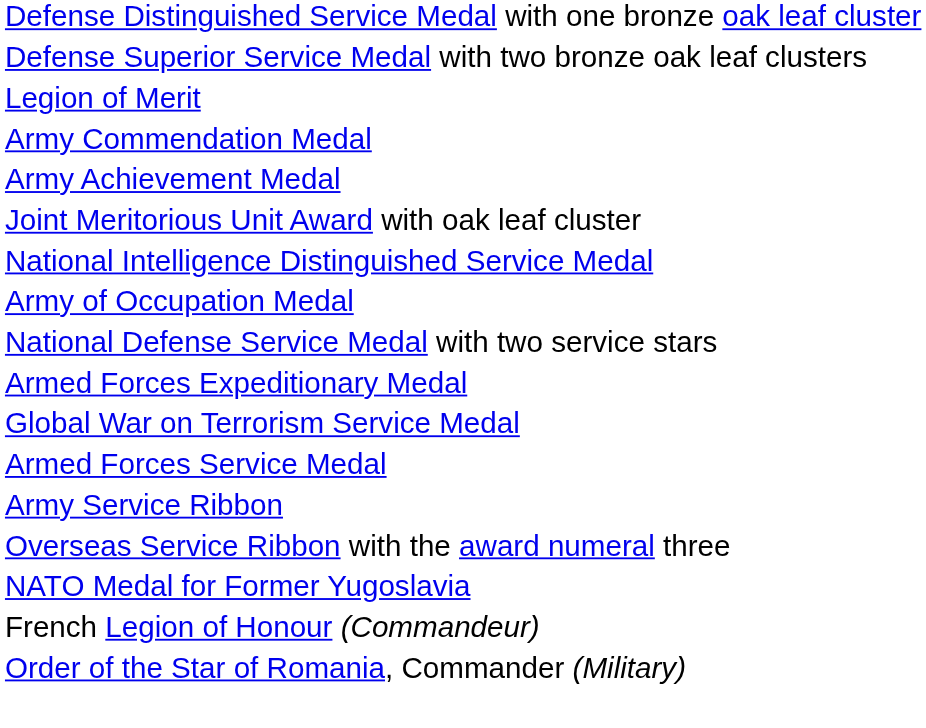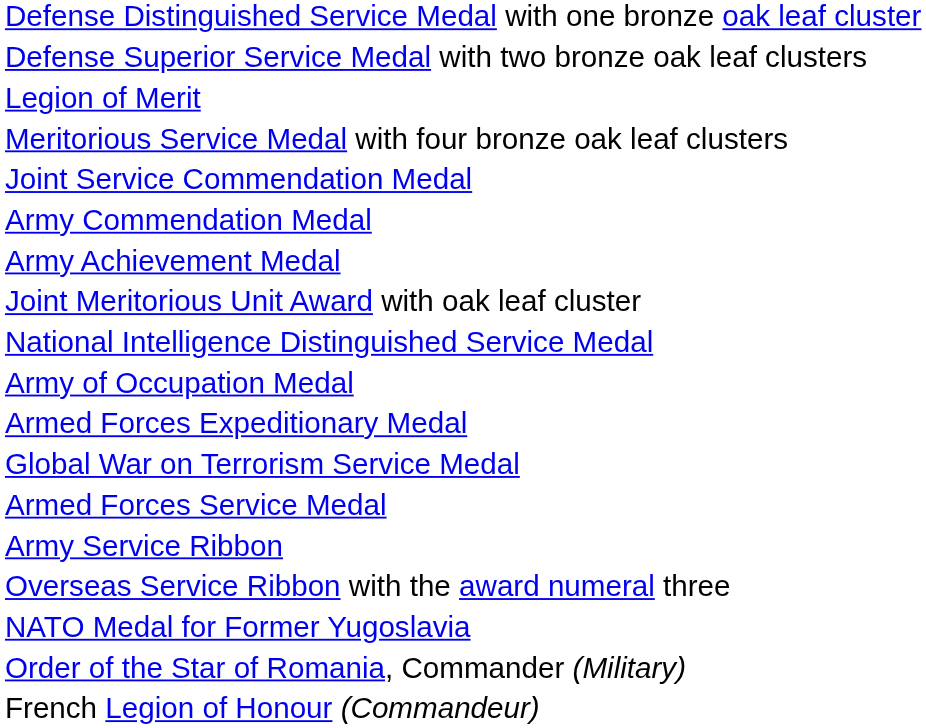+ row: (396, 138)
+ row: (239, 179)
- row: (361, 342)
rows swapped: (345, 667) <-> (272, 627)
